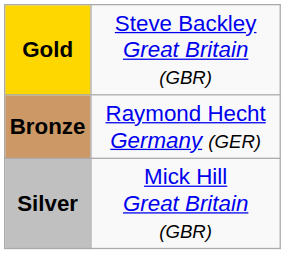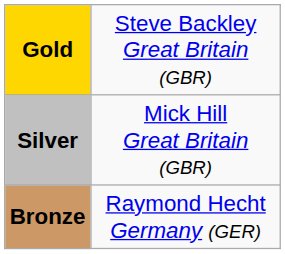rows swapped: (48, 202) <-> (48, 126)
